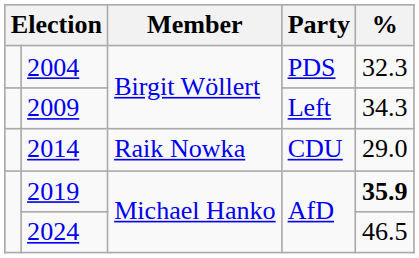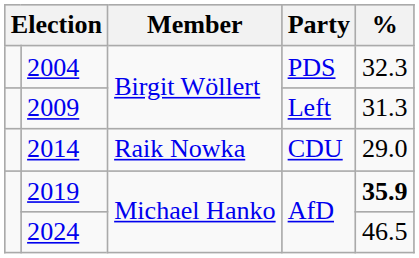(385, 107) 34.3 -> (385, 107) 31.3
